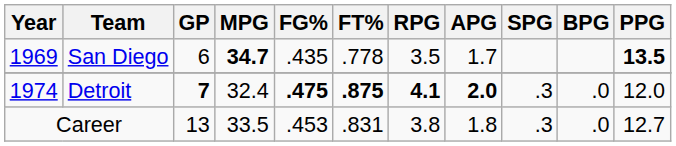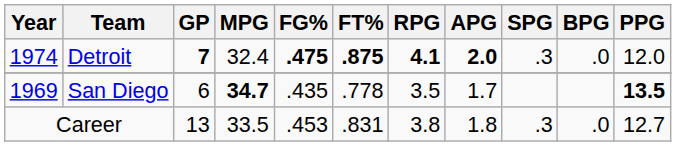rows swapped: (118, 56) <-> (100, 90)
